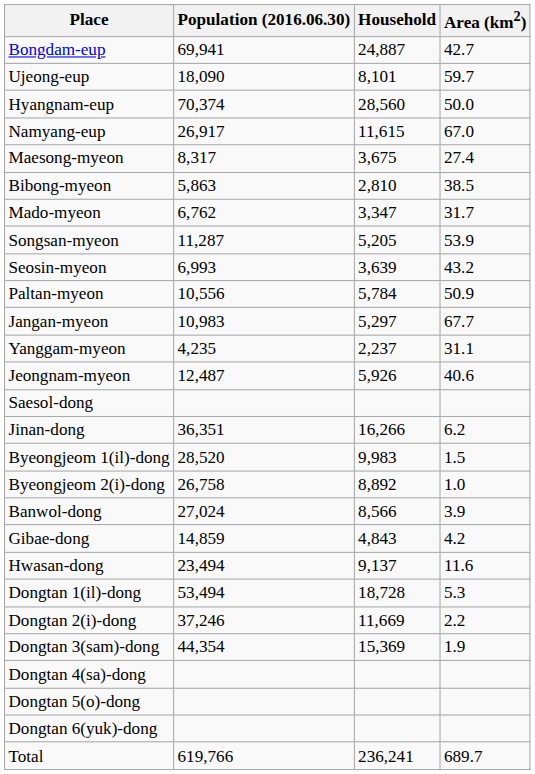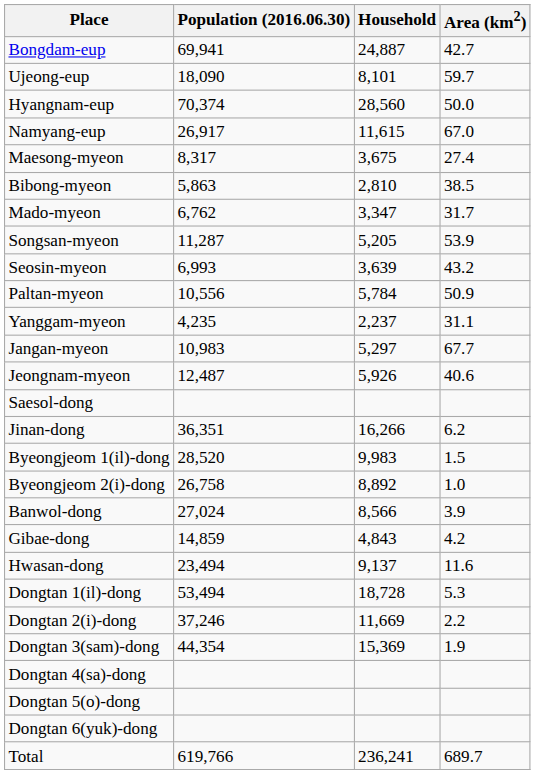rows swapped: (58, 321) <-> (67, 348)
